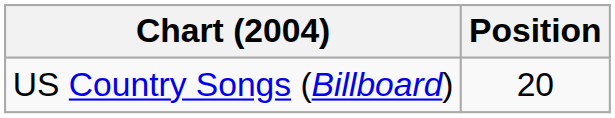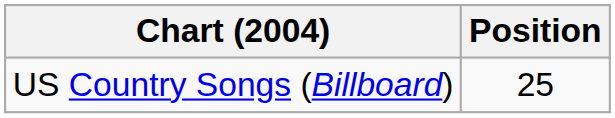(535, 84) 20 -> (535, 84) 25
